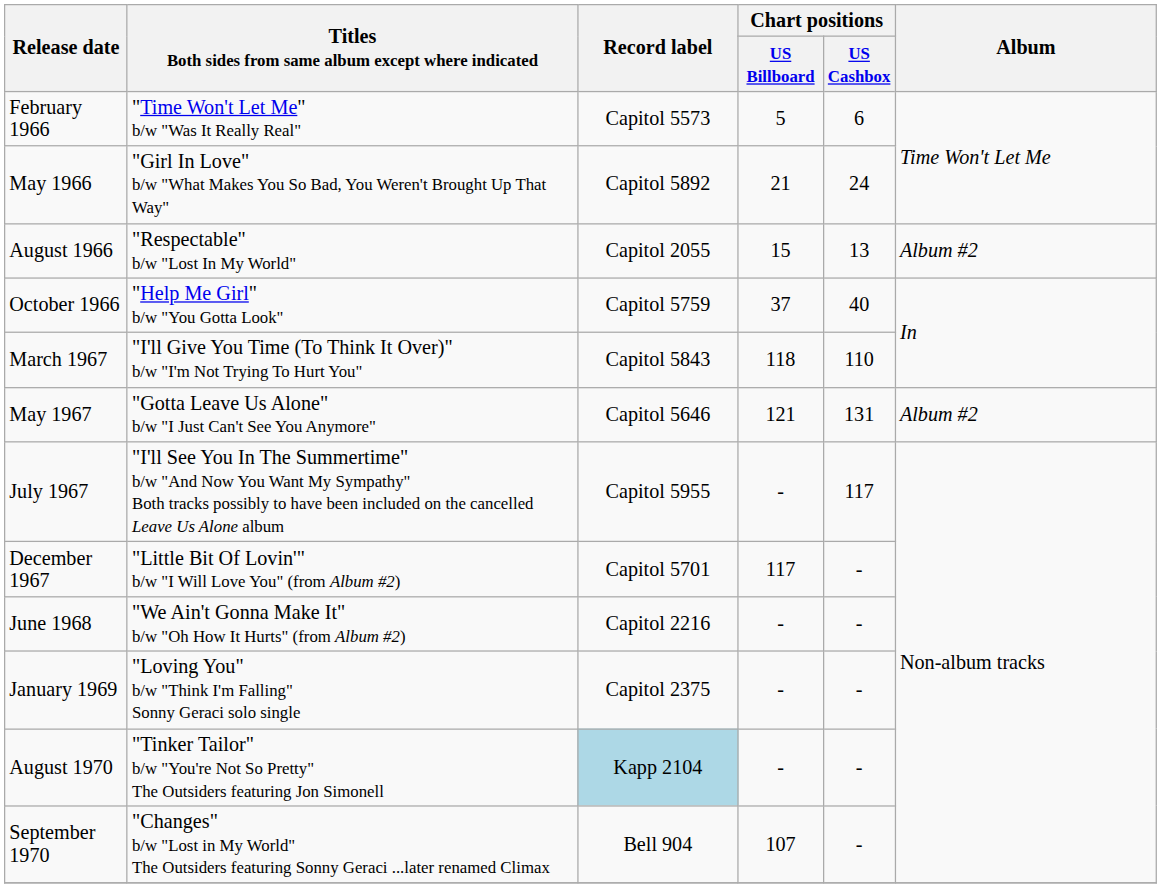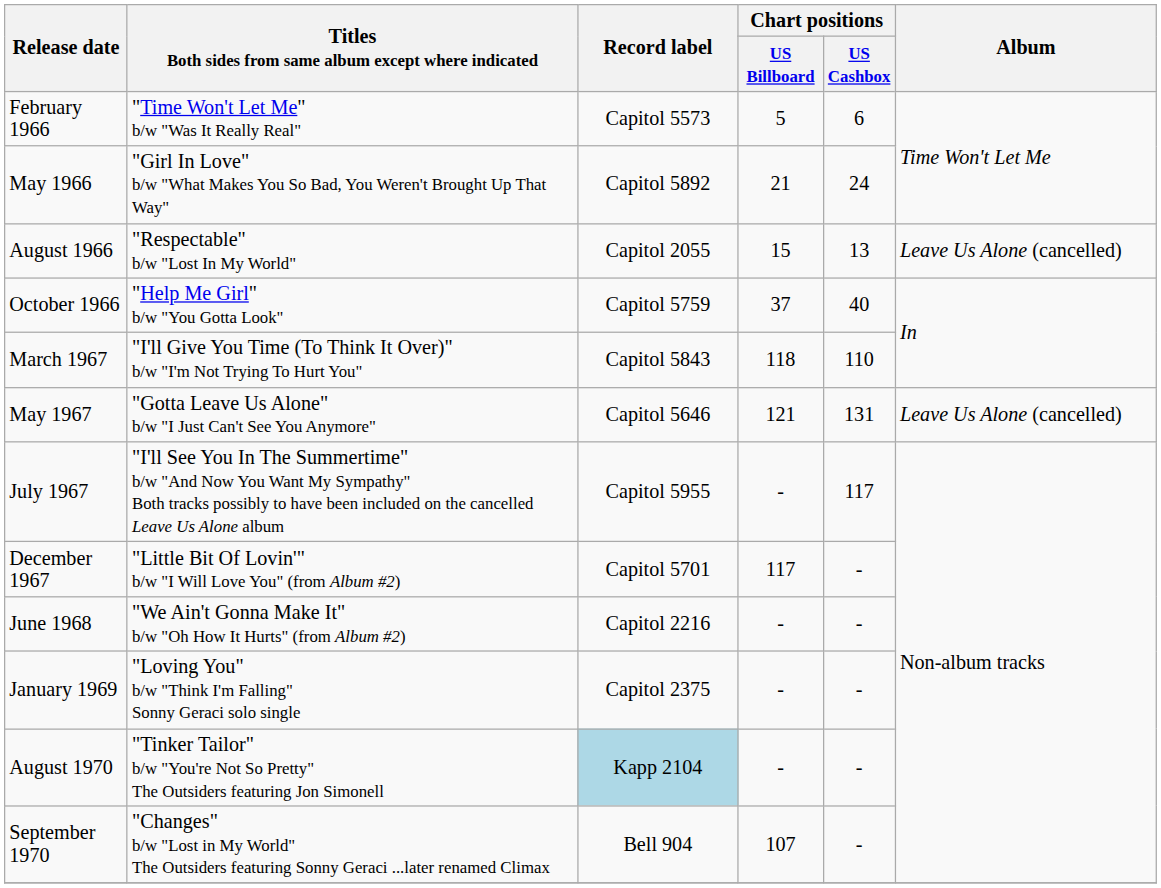(939, 250) Album #2 -> (1011, 250) Leave Us Alone (cancelled)
(939, 414) Album #2 -> (1011, 414) Leave Us Alone (cancelled)
